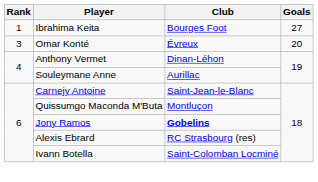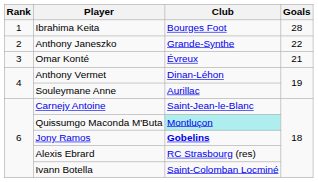(297, 28) 27 -> (297, 28) 28
+ row: (76, 43)
(297, 43) 20 -> (297, 59) 21
(190, 106) no background -> (190, 122) paleturquoise background
